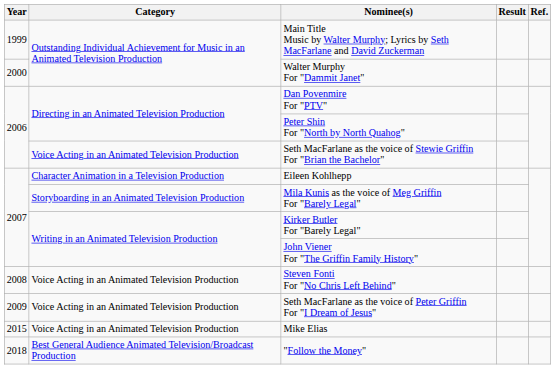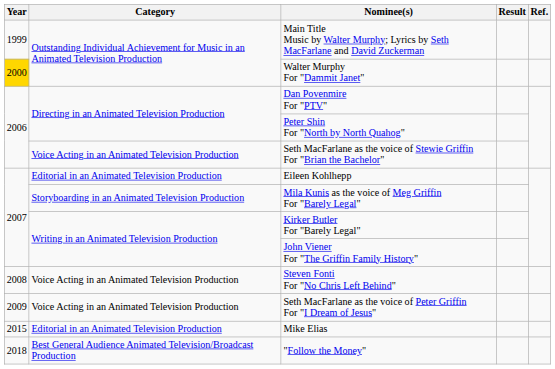(17, 72) no background -> (17, 72) gold background
(128, 176) Character Animation in a Television Production -> (127, 176) Editorial in an Animated Television Production
(135, 329) Voice Acting in an Animated Television Production -> (127, 329) Editorial in an Animated Television Production
